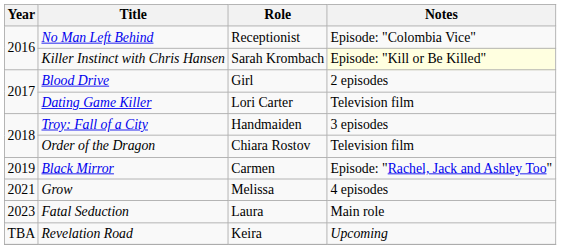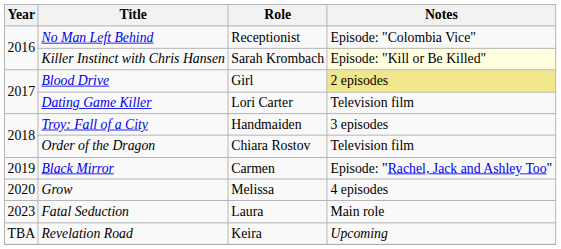(359, 80) no background -> (359, 80) khaki background
(21, 189) 2021 -> (21, 189) 2020
